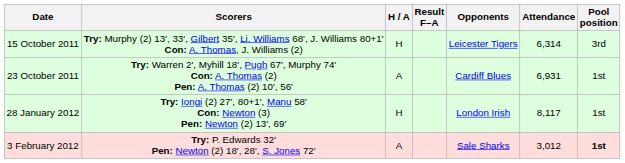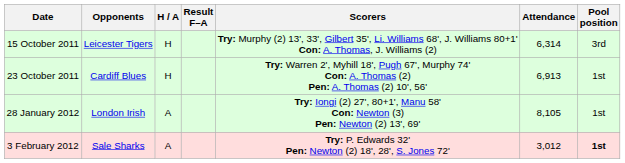columns swapped: (483, 17) <-> (234, 17)
(399, 76) A -> (168, 76) H
(549, 76) 6,931 -> (549, 76) 6,913
(399, 113) H -> (168, 113) A
(549, 113) 8,117 -> (549, 113) 8,105
